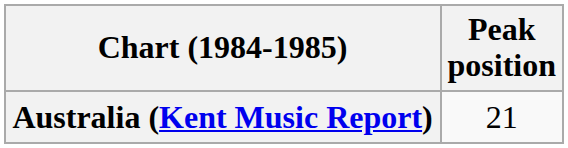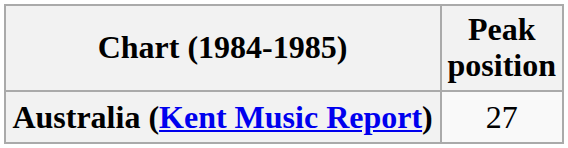(502, 116) 21 -> (502, 116) 27
